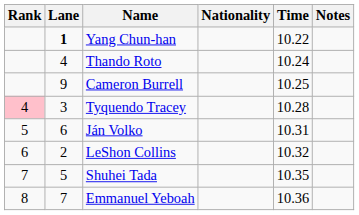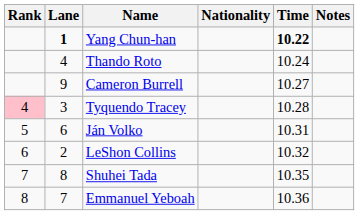(293, 38) normal -> (293, 38) bold
(293, 84) 10.25 -> (293, 84) 10.27
(64, 175) 5 -> (64, 175) 8
